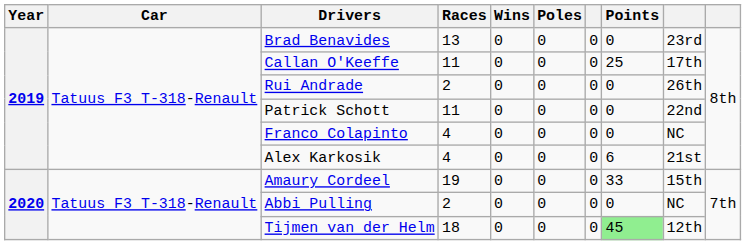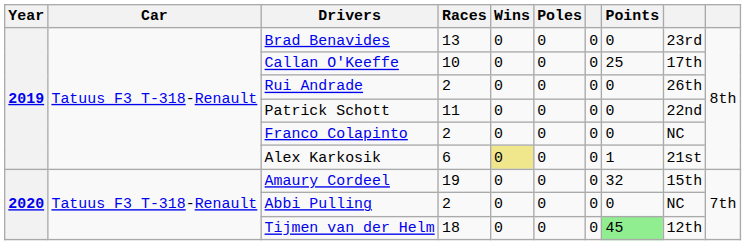(451, 63) 11 -> (451, 63) 10
(446, 134) 4 -> (446, 134) 2
(446, 157) 4 -> (446, 157) 6
(499, 157) no background -> (499, 157) khaki background
(610, 157) 6 -> (610, 157) 1
(614, 181) 33 -> (614, 181) 32
